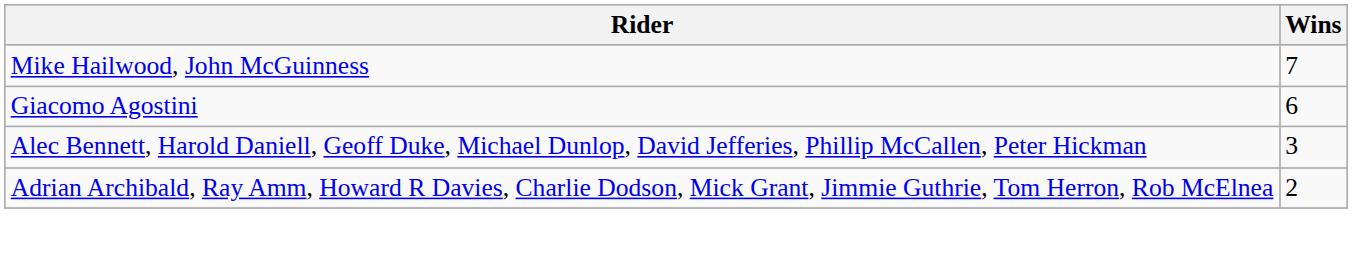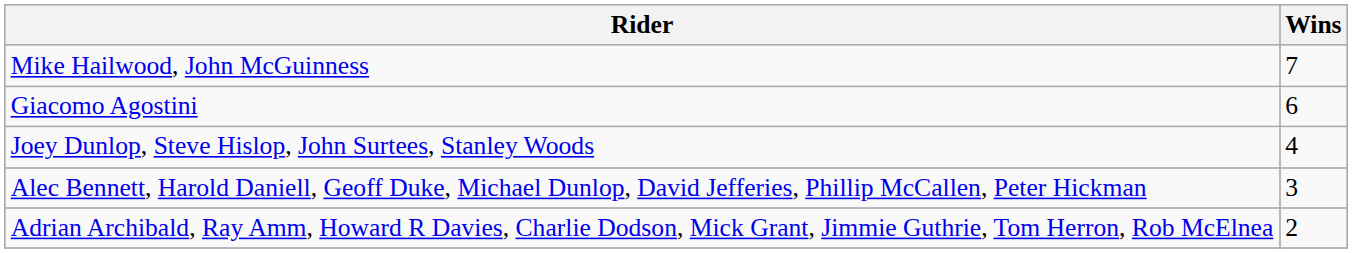+ row: (302, 146)
